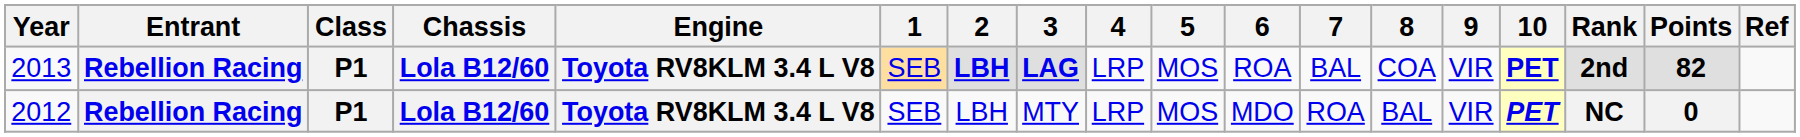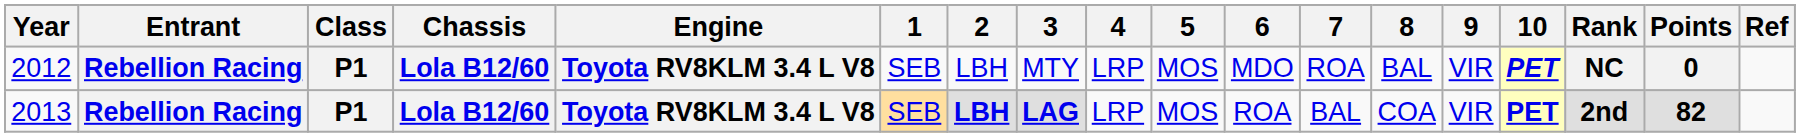rows swapped: (41, 111) <-> (41, 68)
